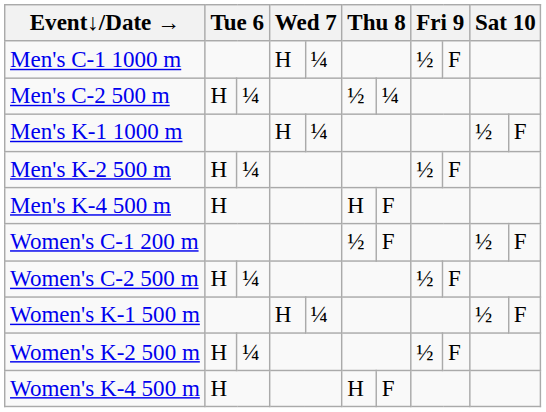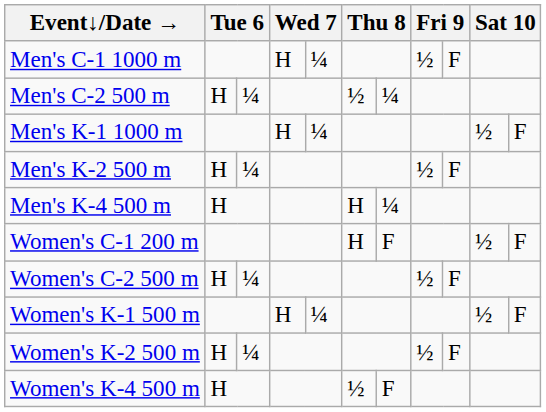(388, 205) F -> (390, 205) ¼
(356, 242) ½ -> (356, 242) H
(356, 388) H -> (356, 388) ½
